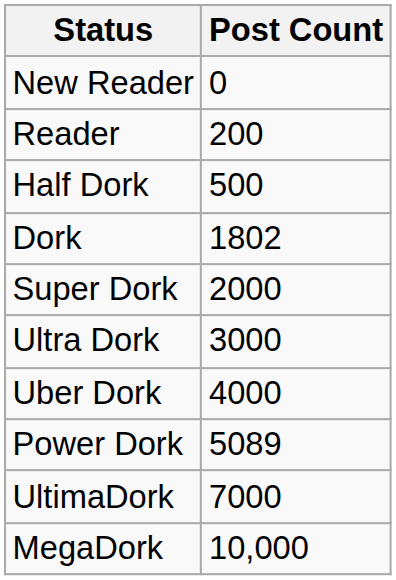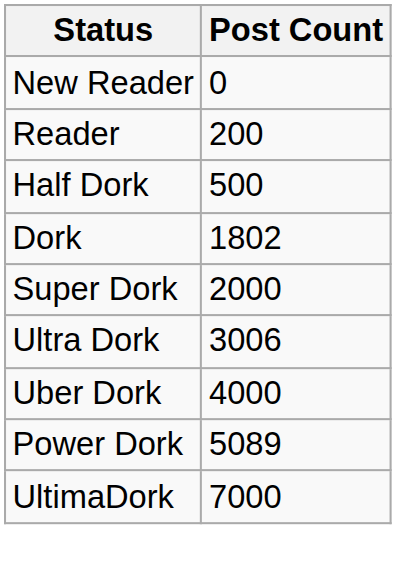(245, 340) 3000 -> (245, 340) 3006
- row: (88, 548)
